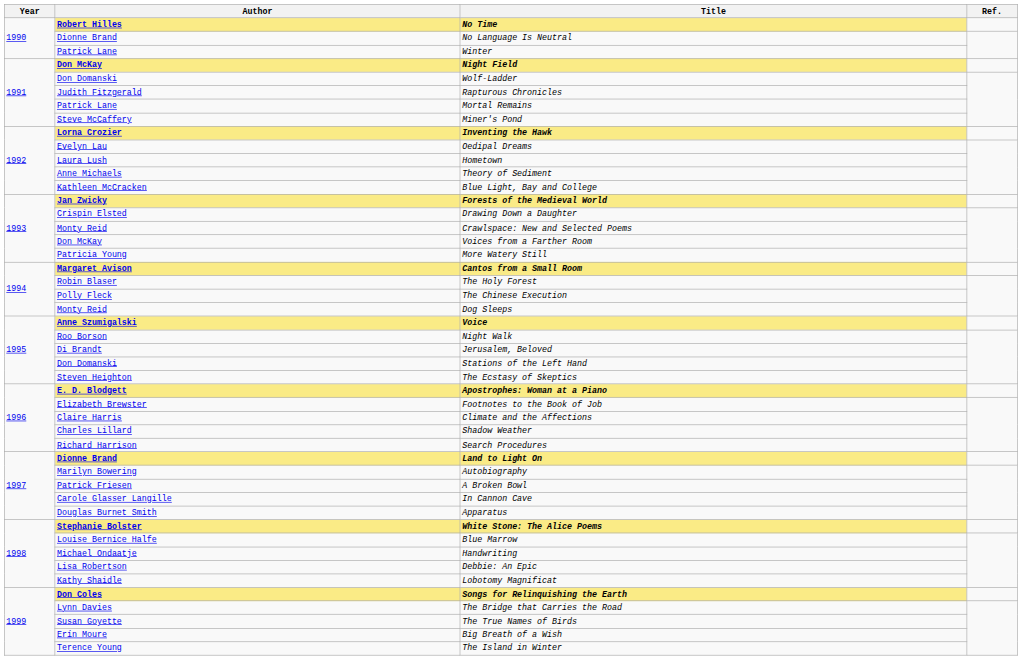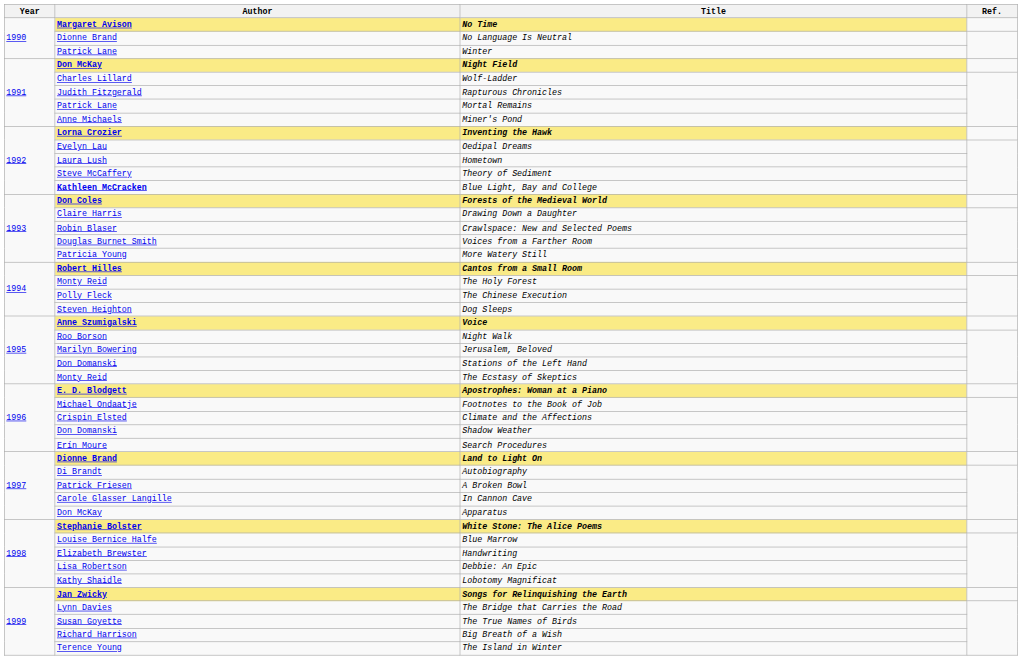(89, 25) Robert Hilles -> (94, 25) Margaret Avison
(87, 79) Don Domanski -> (94, 79) Charles Lillard
(94, 120) Steve McCaffery -> (89, 120) Anne Michaels
(89, 174) Anne Michaels -> (94, 174) Steve McCaffery
(102, 187) normal -> (102, 187) bold
(82, 201) Jan Zwicky -> (79, 201) Don Coles
(92, 214) Crispin Elsted -> (89, 214) Claire Harris
(82, 228) Monty Reid -> (87, 228) Robin Blaser
(79, 242) Don McKay -> (107, 242) Douglas Burnet Smith
(94, 269) Margaret Avison -> (89, 269) Robert Hilles
(87, 282) Robin Blaser -> (82, 282) Monty Reid
(82, 309) Monty Reid -> (94, 309) Steven Heighton
(79, 350) Di Brandt -> (97, 350) Marilyn Bowering
(94, 377) Steven Heighton -> (82, 377) Monty Reid
(102, 404) Elizabeth Brewster -> (97, 404) Michael Ondaatje
(89, 418) Claire Harris -> (92, 418) Crispin Elsted
(94, 431) Charles Lillard -> (87, 431) Don Domanski
(97, 445) Richard Harrison -> (82, 445) Erín Moure
(97, 472) Marilyn Bowering -> (79, 472) Di Brandt
(107, 513) Douglas Burnet Smith -> (79, 513) Don McKay
(97, 553) Michael Ondaatje -> (102, 553) Elizabeth Brewster
(79, 594) Don Coles -> (82, 594) Jan Zwicky
(82, 635) Erín Moure -> (97, 635) Richard Harrison
